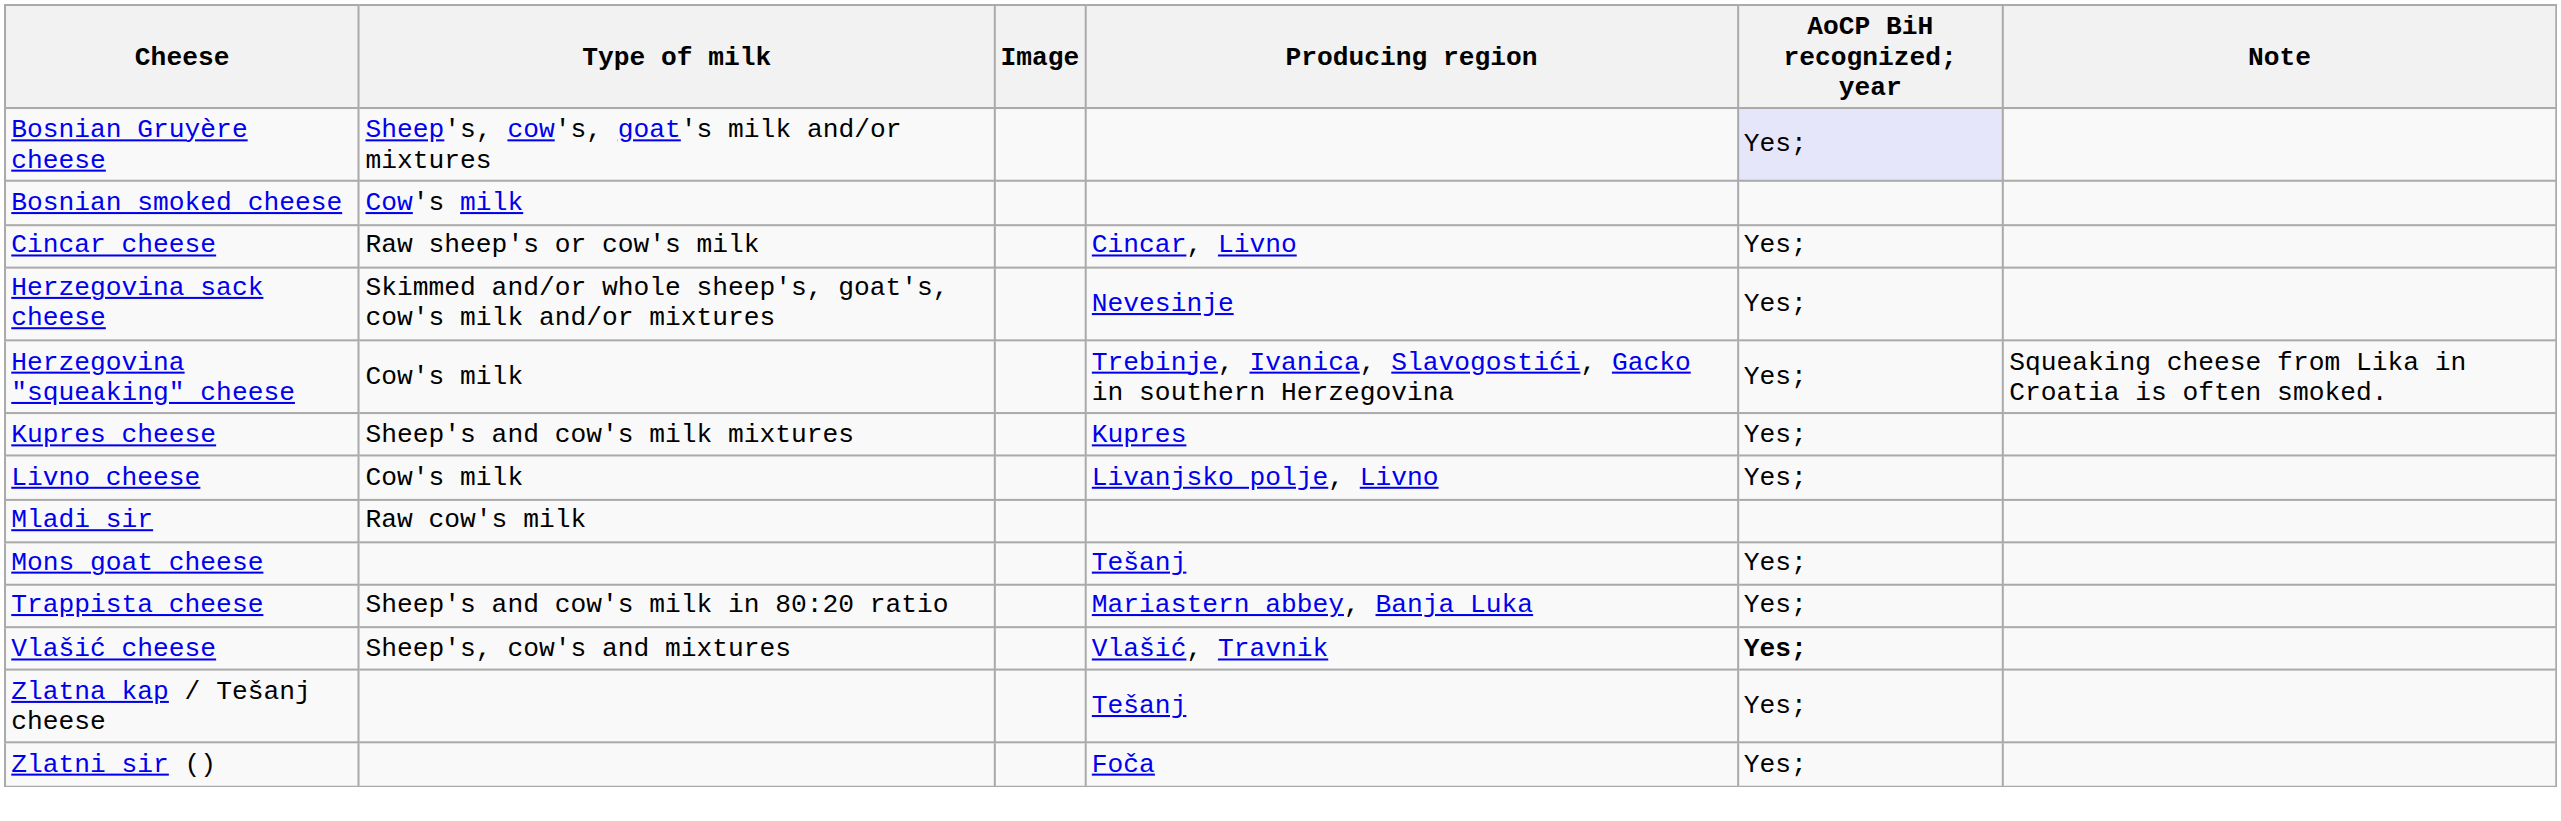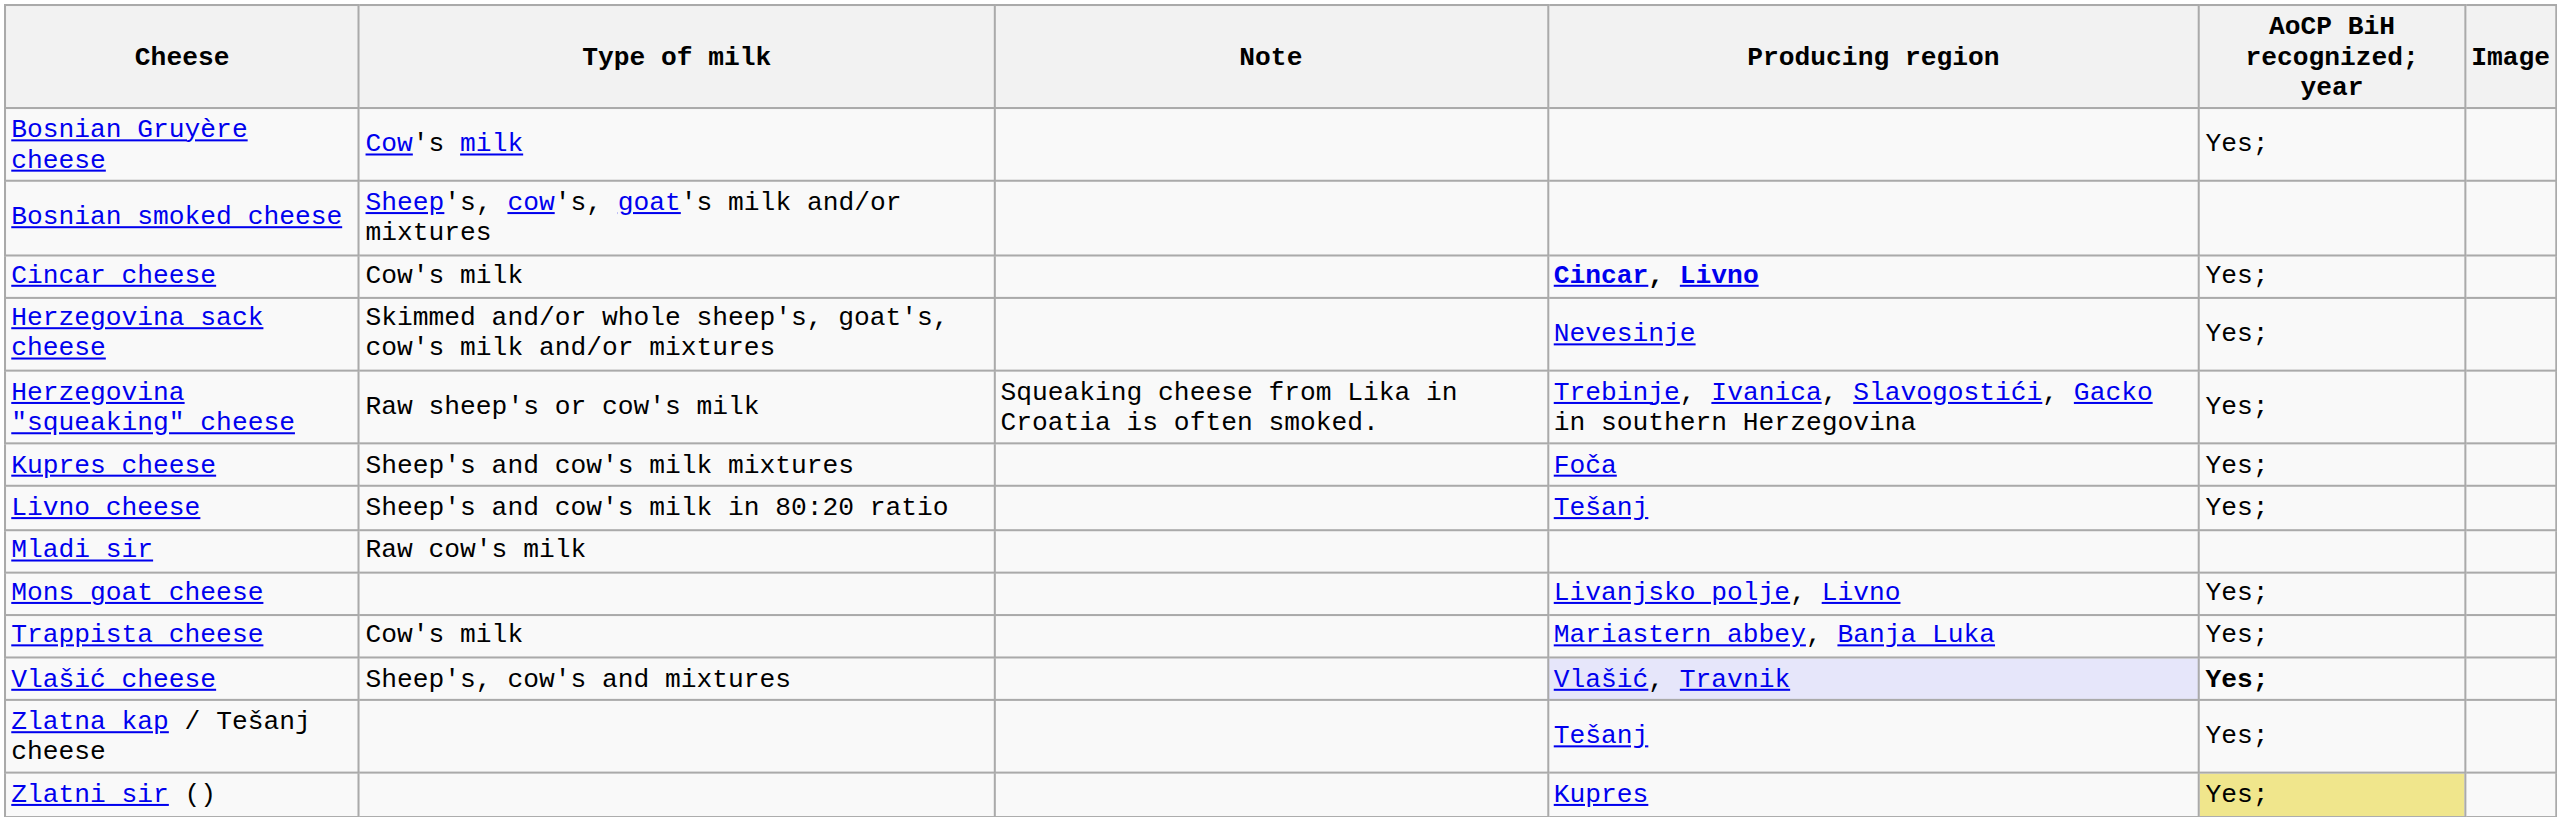columns swapped: (1040, 57) <-> (2280, 57)
(633, 145) Sheep's, cow's, goat's milk and/or mixtures -> (444, 145) Cow's milk
(1775, 145) lavender background -> (2237, 145) no background
(444, 203) Cow's milk -> (633, 218) Sheep's, cow's, goat's milk and/or mixtures
(563, 246) Raw sheep's or cow's milk -> (444, 276) Cow's milk
(1194, 246) normal -> (1656, 276) bold
(444, 377) Cow's milk -> (563, 407) Raw sheep's or cow's milk
(1139, 435) Kupres -> (1585, 465) Foča
(444, 478) Cow's milk -> (657, 508) Sheep's and cow's milk in 80:20 ratio
(1265, 478) Livanjsko polje, Livno -> (1601, 508) Tešanj
(1139, 563) Tešanj -> (1727, 593) Livanjsko polje, Livno
(657, 606) Sheep's and cow's milk in 80:20 ratio -> (444, 636) Cow's milk
(1210, 649) no background -> (1672, 679) lavender background
(1123, 765) Foča -> (1601, 795) Kupres
(1775, 765) no background -> (2237, 795) khaki background
